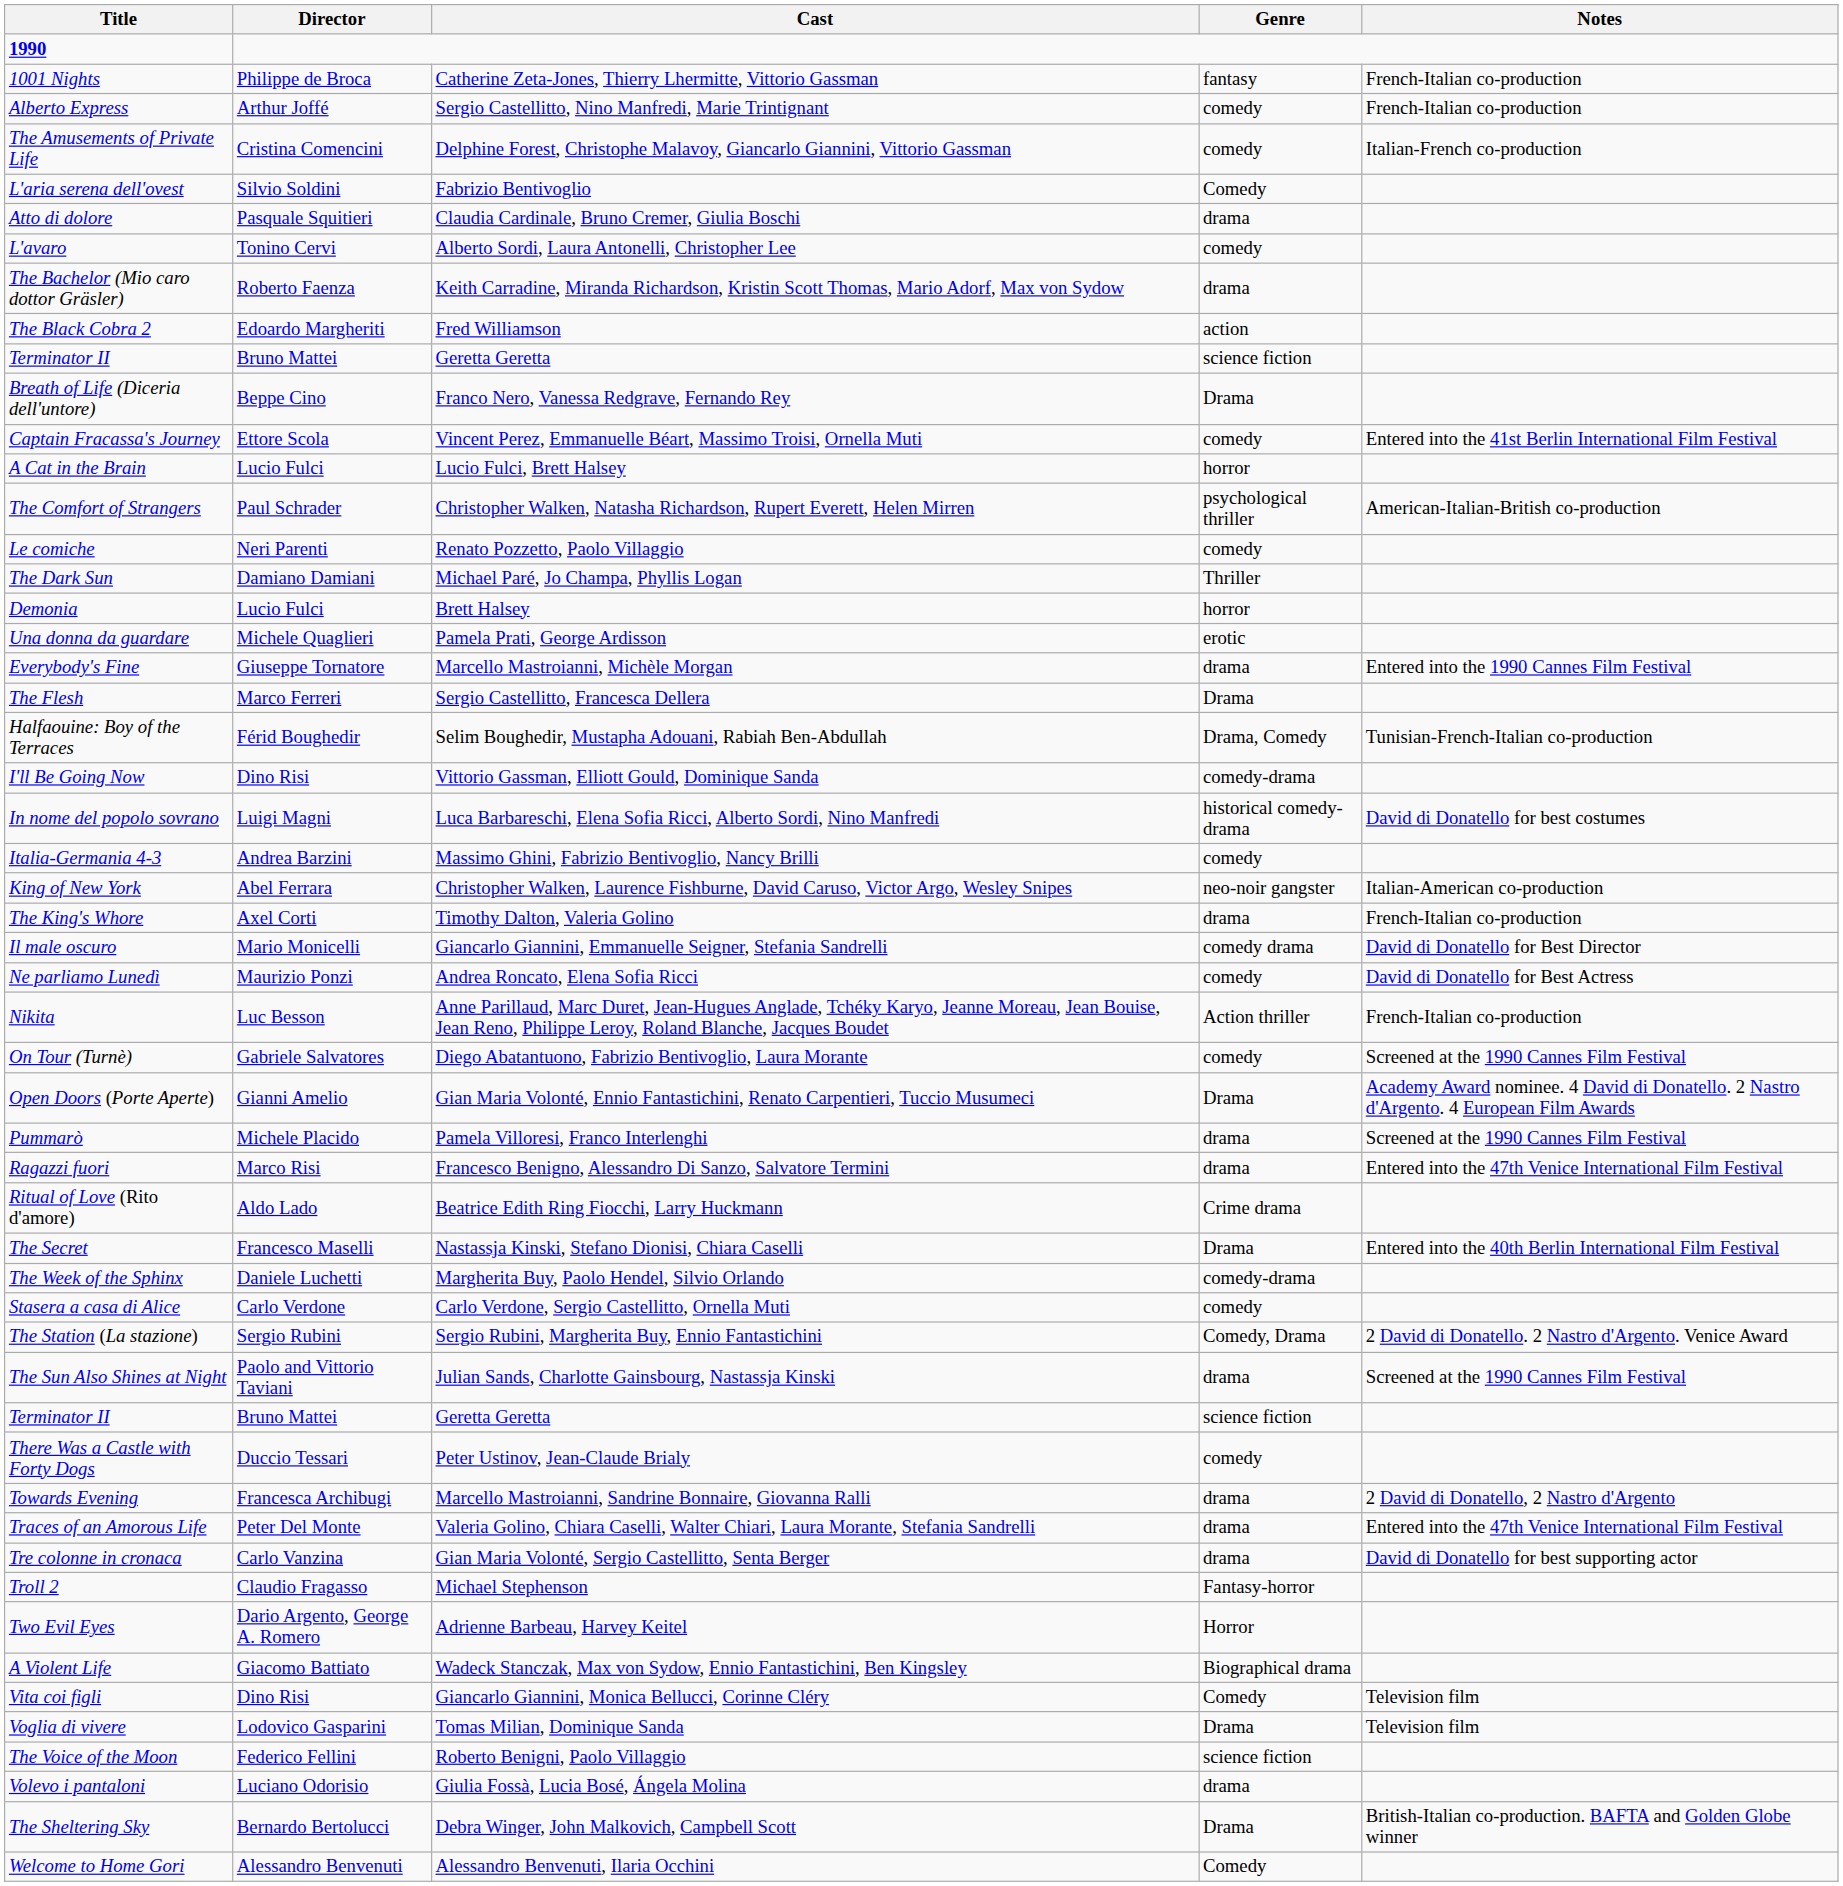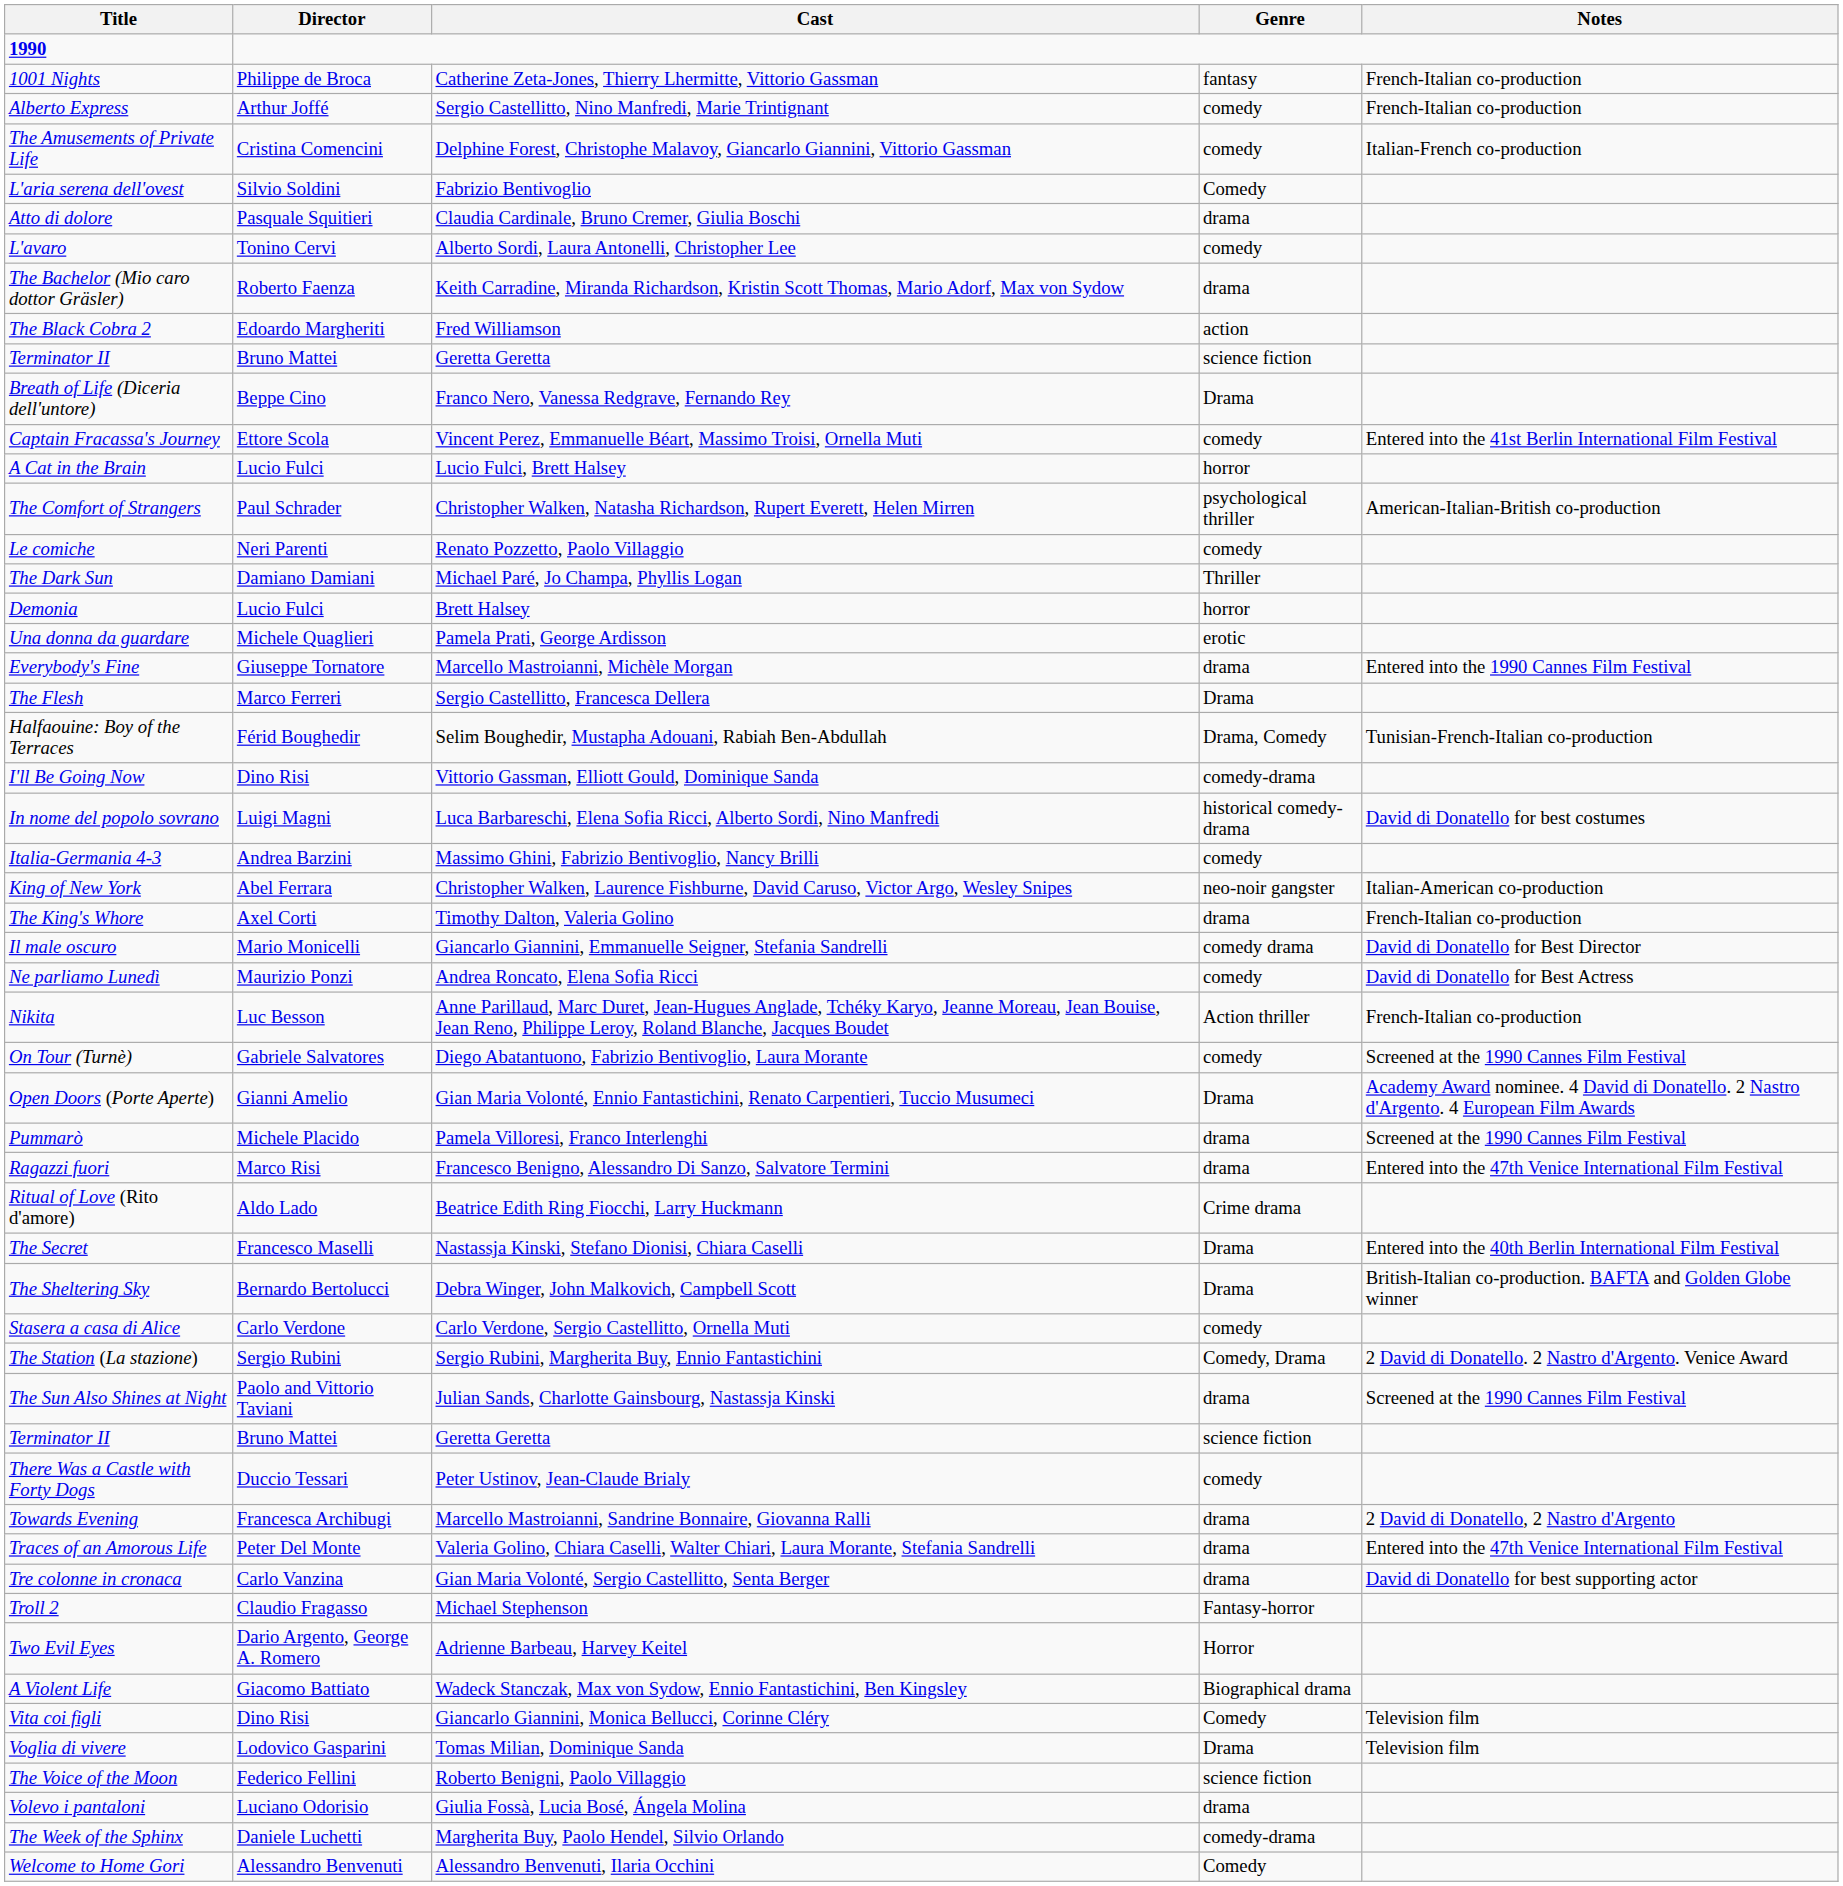rows swapped: (79, 1826) <-> (96, 1277)
